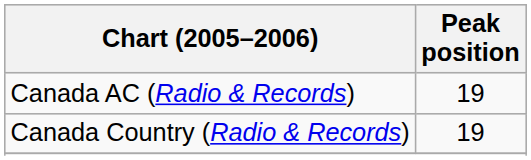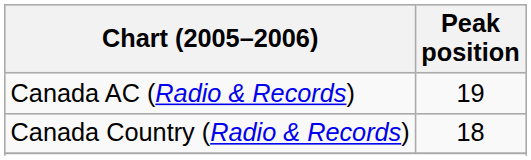(470, 133) 19 -> (470, 133) 18
